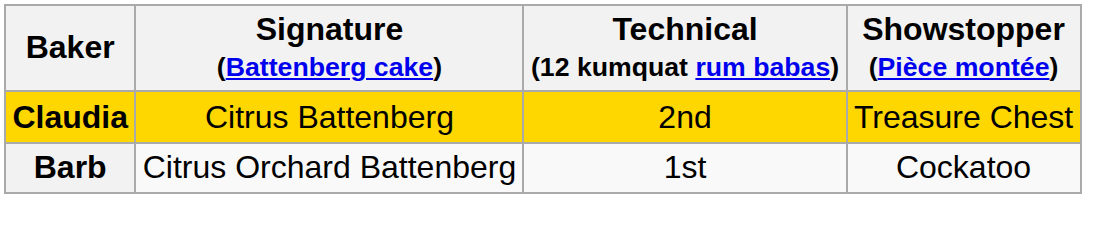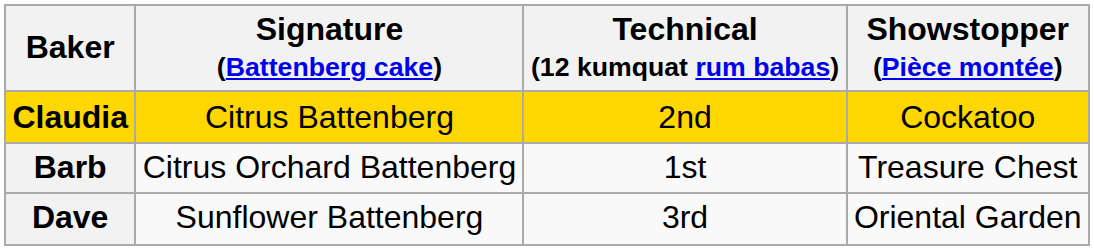(964, 116) Treasure Chest -> (968, 116) Cockatoo
(964, 167) Cockatoo -> (968, 167) Treasure Chest
+ row: (70, 218)
